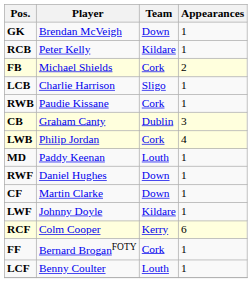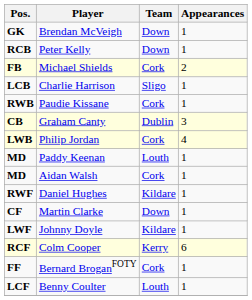(159, 49) Kildare -> (156, 49) Down
+ row: (68, 175)
(156, 175) Down -> (159, 193) Kildare
